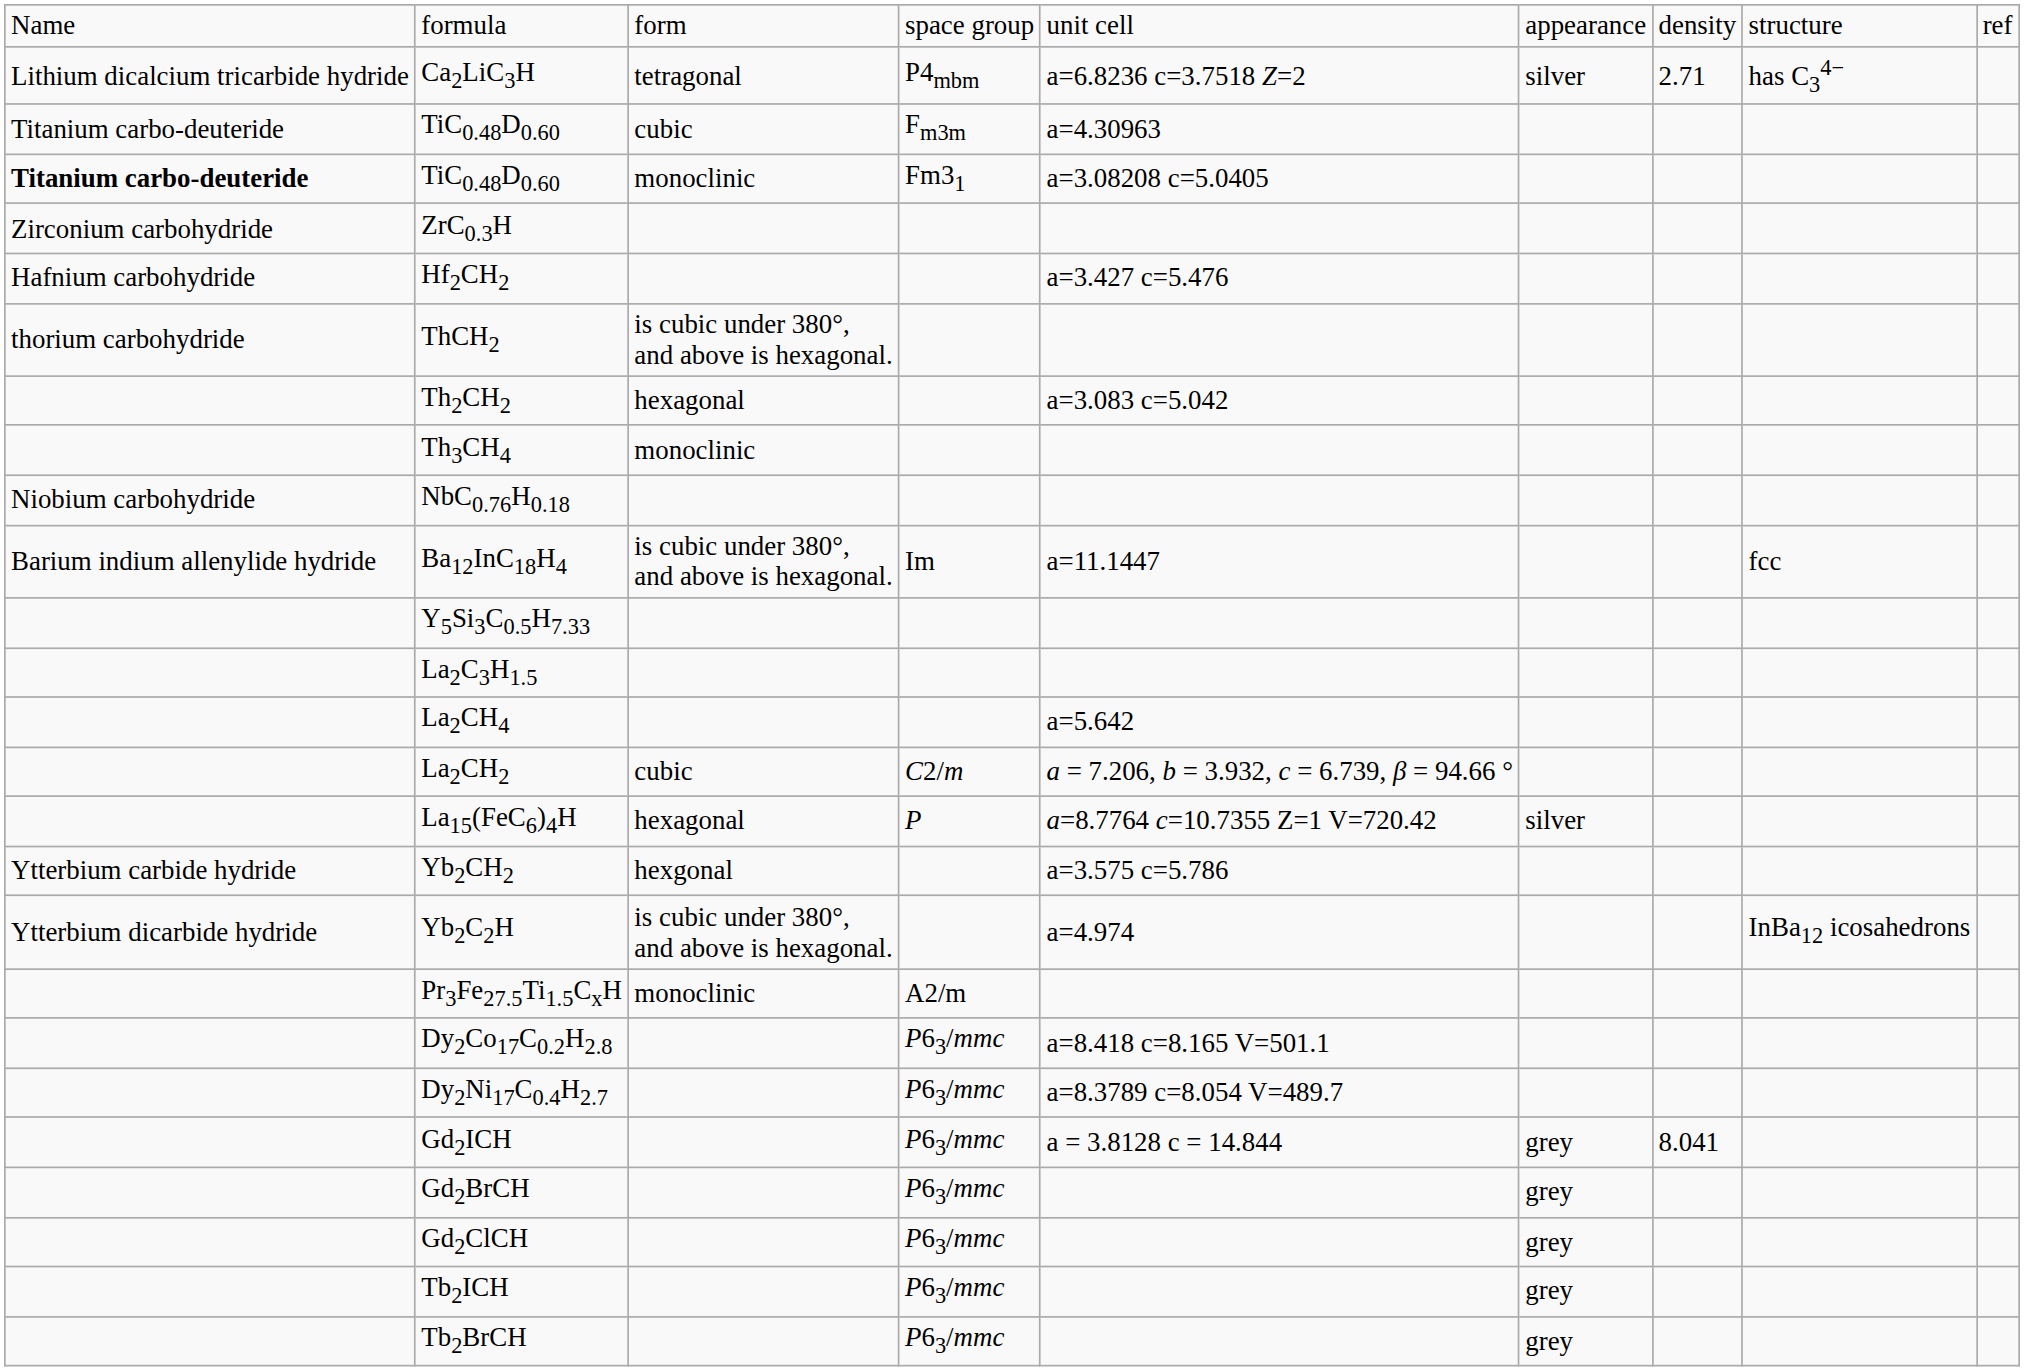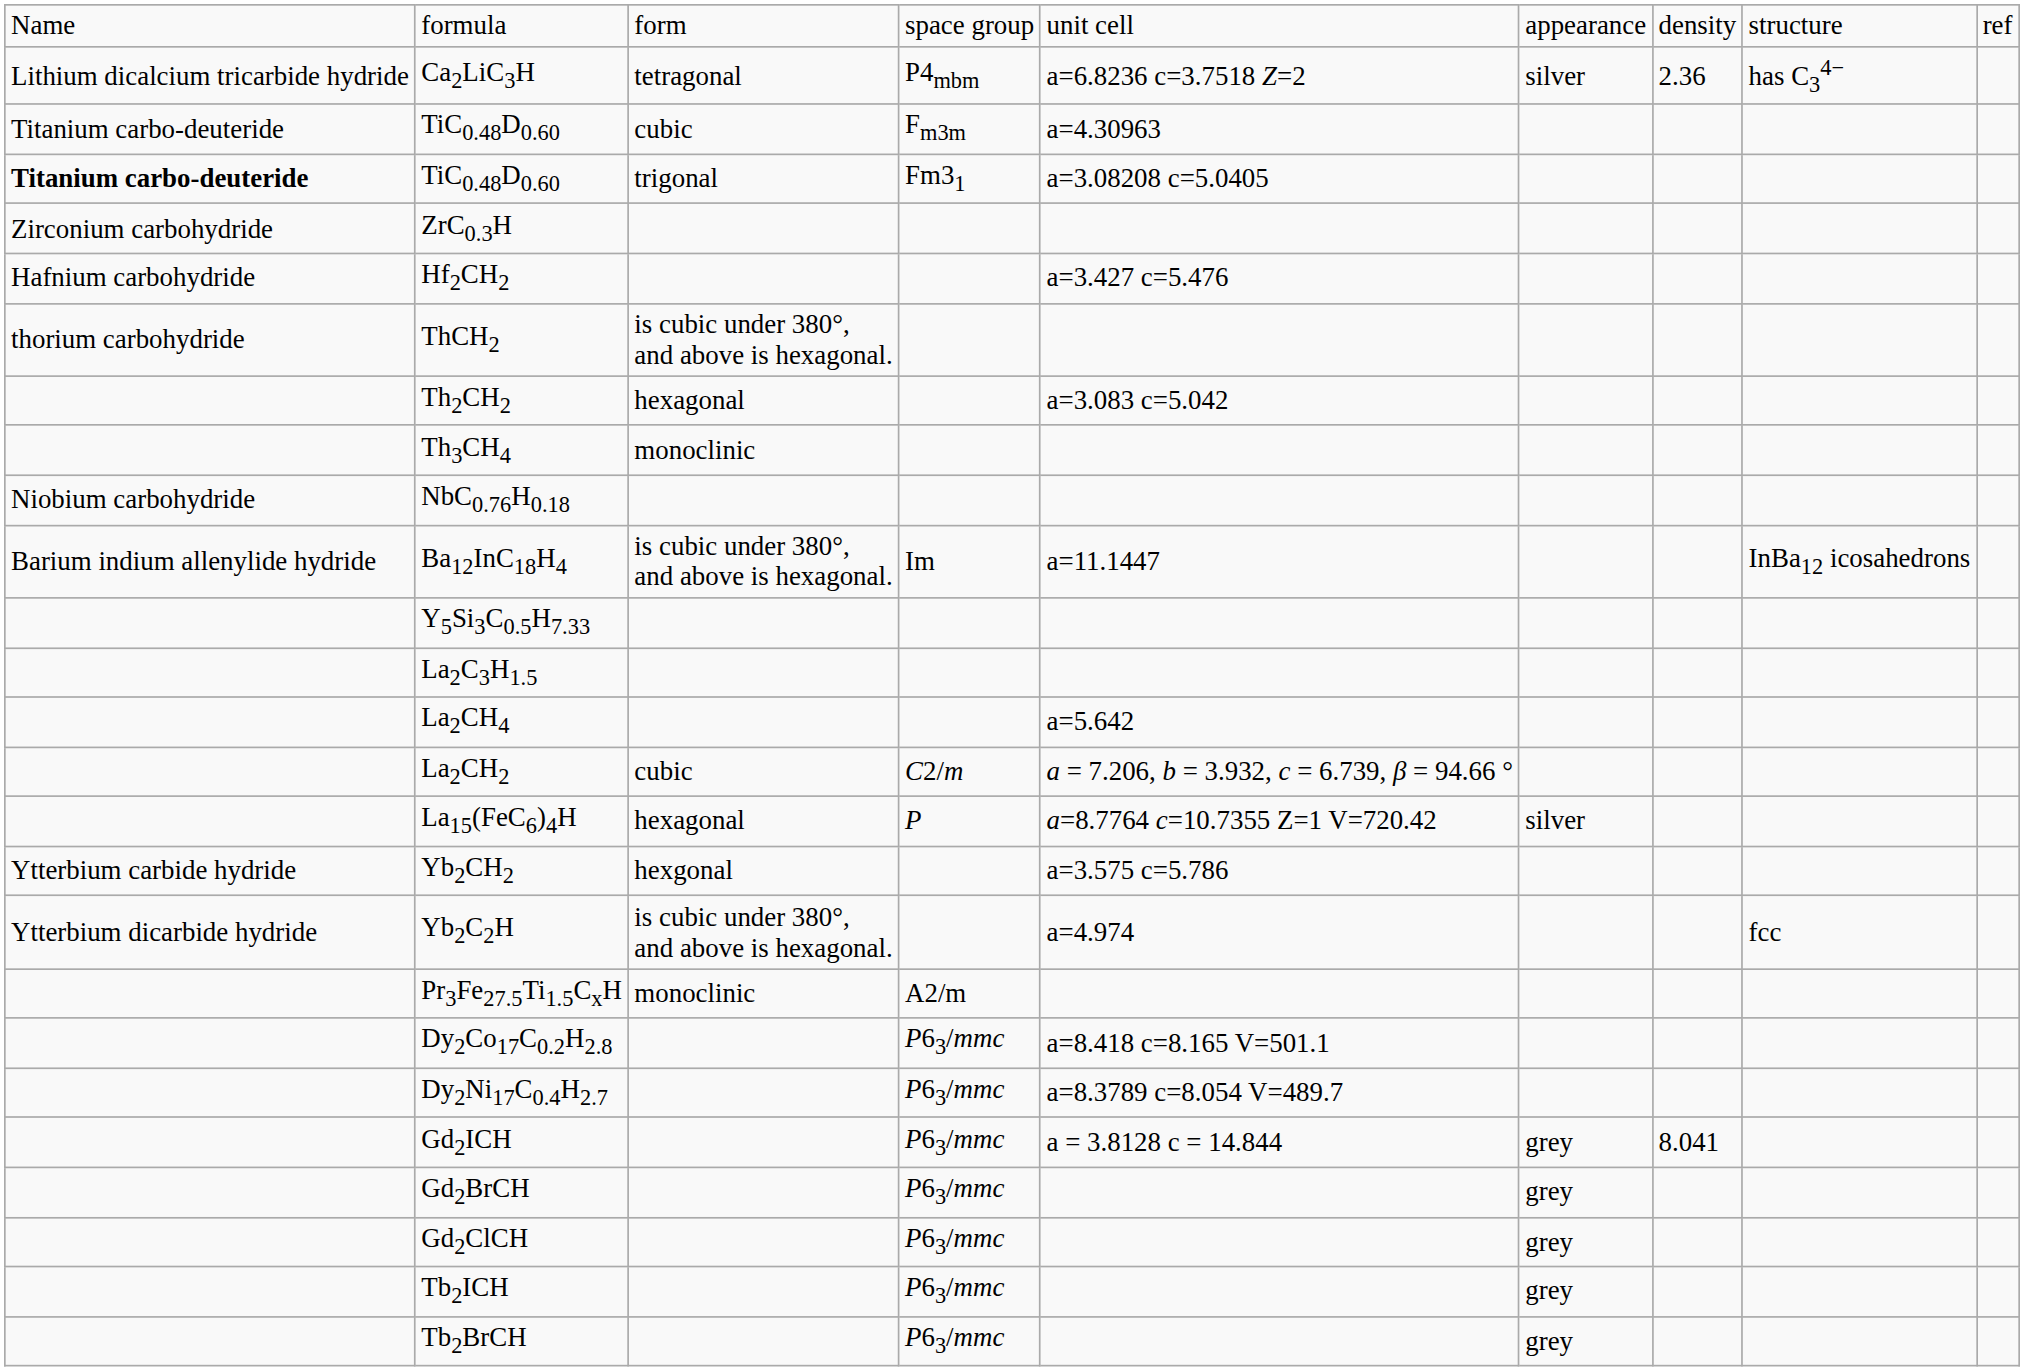(1682, 75) 2.71 -> (1682, 75) 2.36
(695, 178) monoclinic -> (676, 178) trigonal
(1765, 561) fcc -> (1859, 561) InBa12 icosahedrons
(1859, 931) InBa12 icosahedrons -> (1765, 931) fcc
